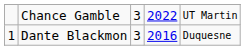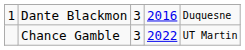rows swapped: (74, 35) <-> (70, 15)
